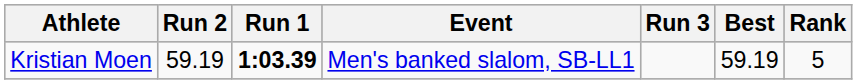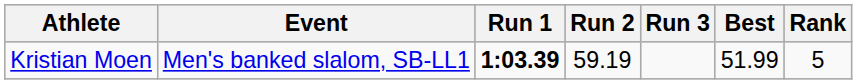columns swapped: (481, 24) <-> (195, 24)
(750, 60) 59.19 -> (750, 60) 51.99
